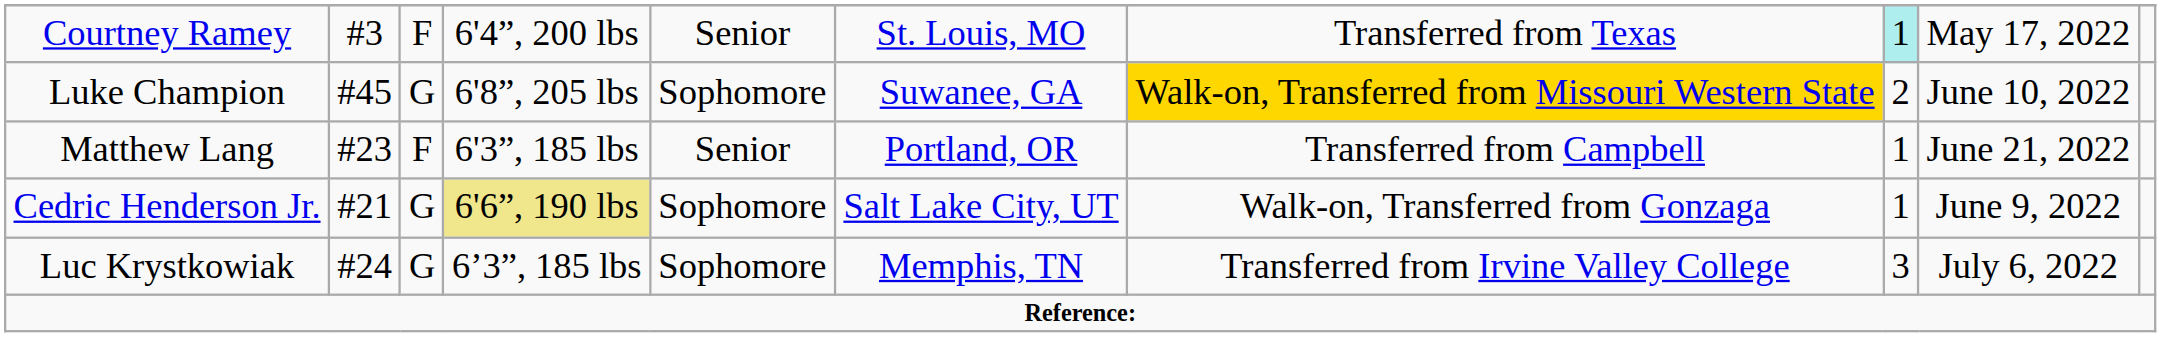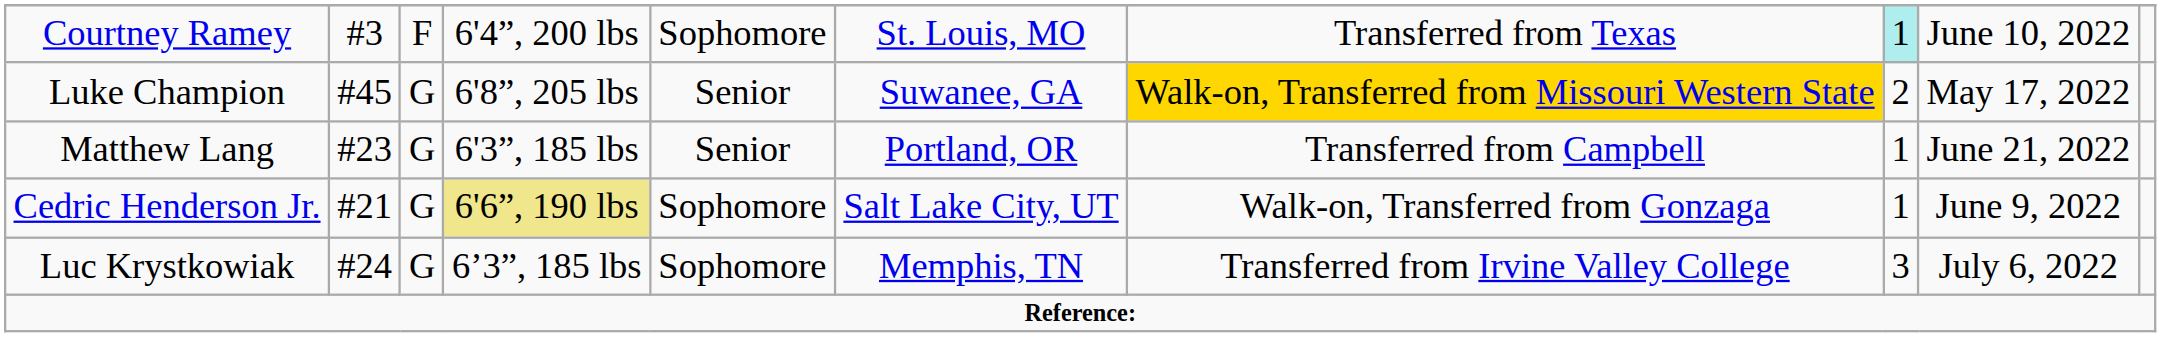(742, 33) Senior -> (742, 33) Sophomore
(2028, 33) May 17, 2022 -> (2028, 33) June 10, 2022
(742, 91) Sophomore -> (742, 91) Senior
(2028, 91) June 10, 2022 -> (2028, 91) May 17, 2022
(422, 149) F -> (422, 149) G
